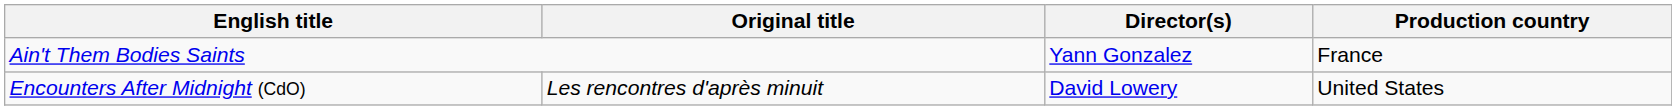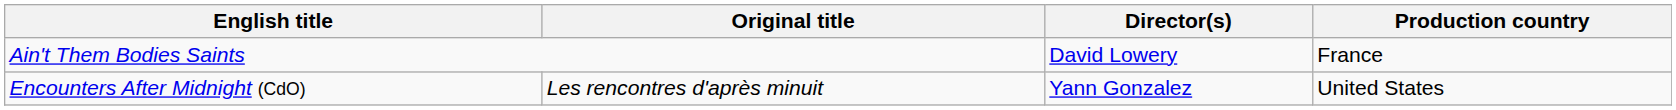(1121, 54) Yann Gonzalez -> (1113, 54) David Lowery
(1113, 88) David Lowery -> (1121, 88) Yann Gonzalez
